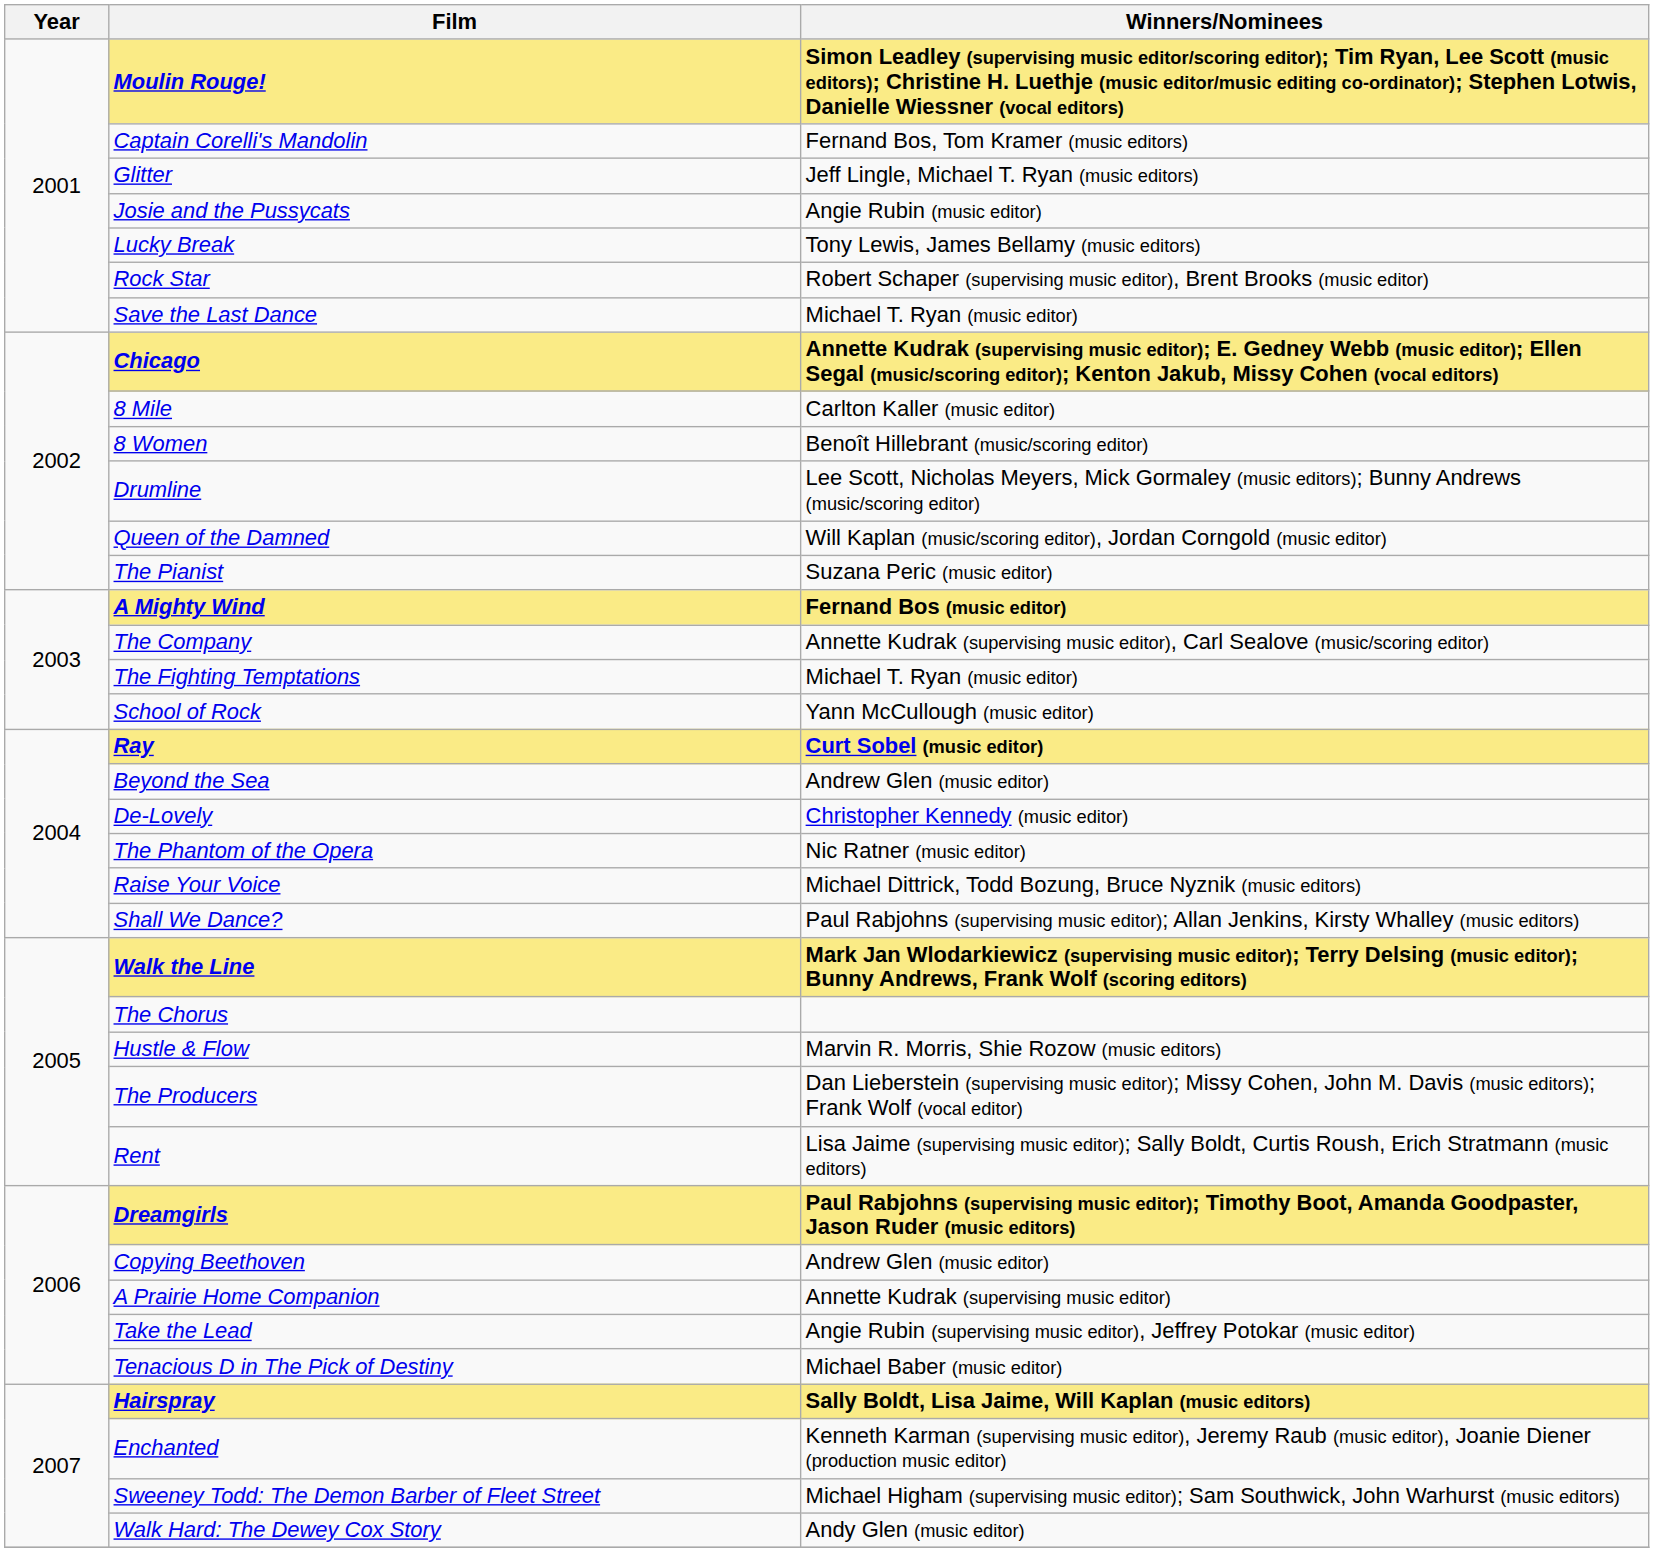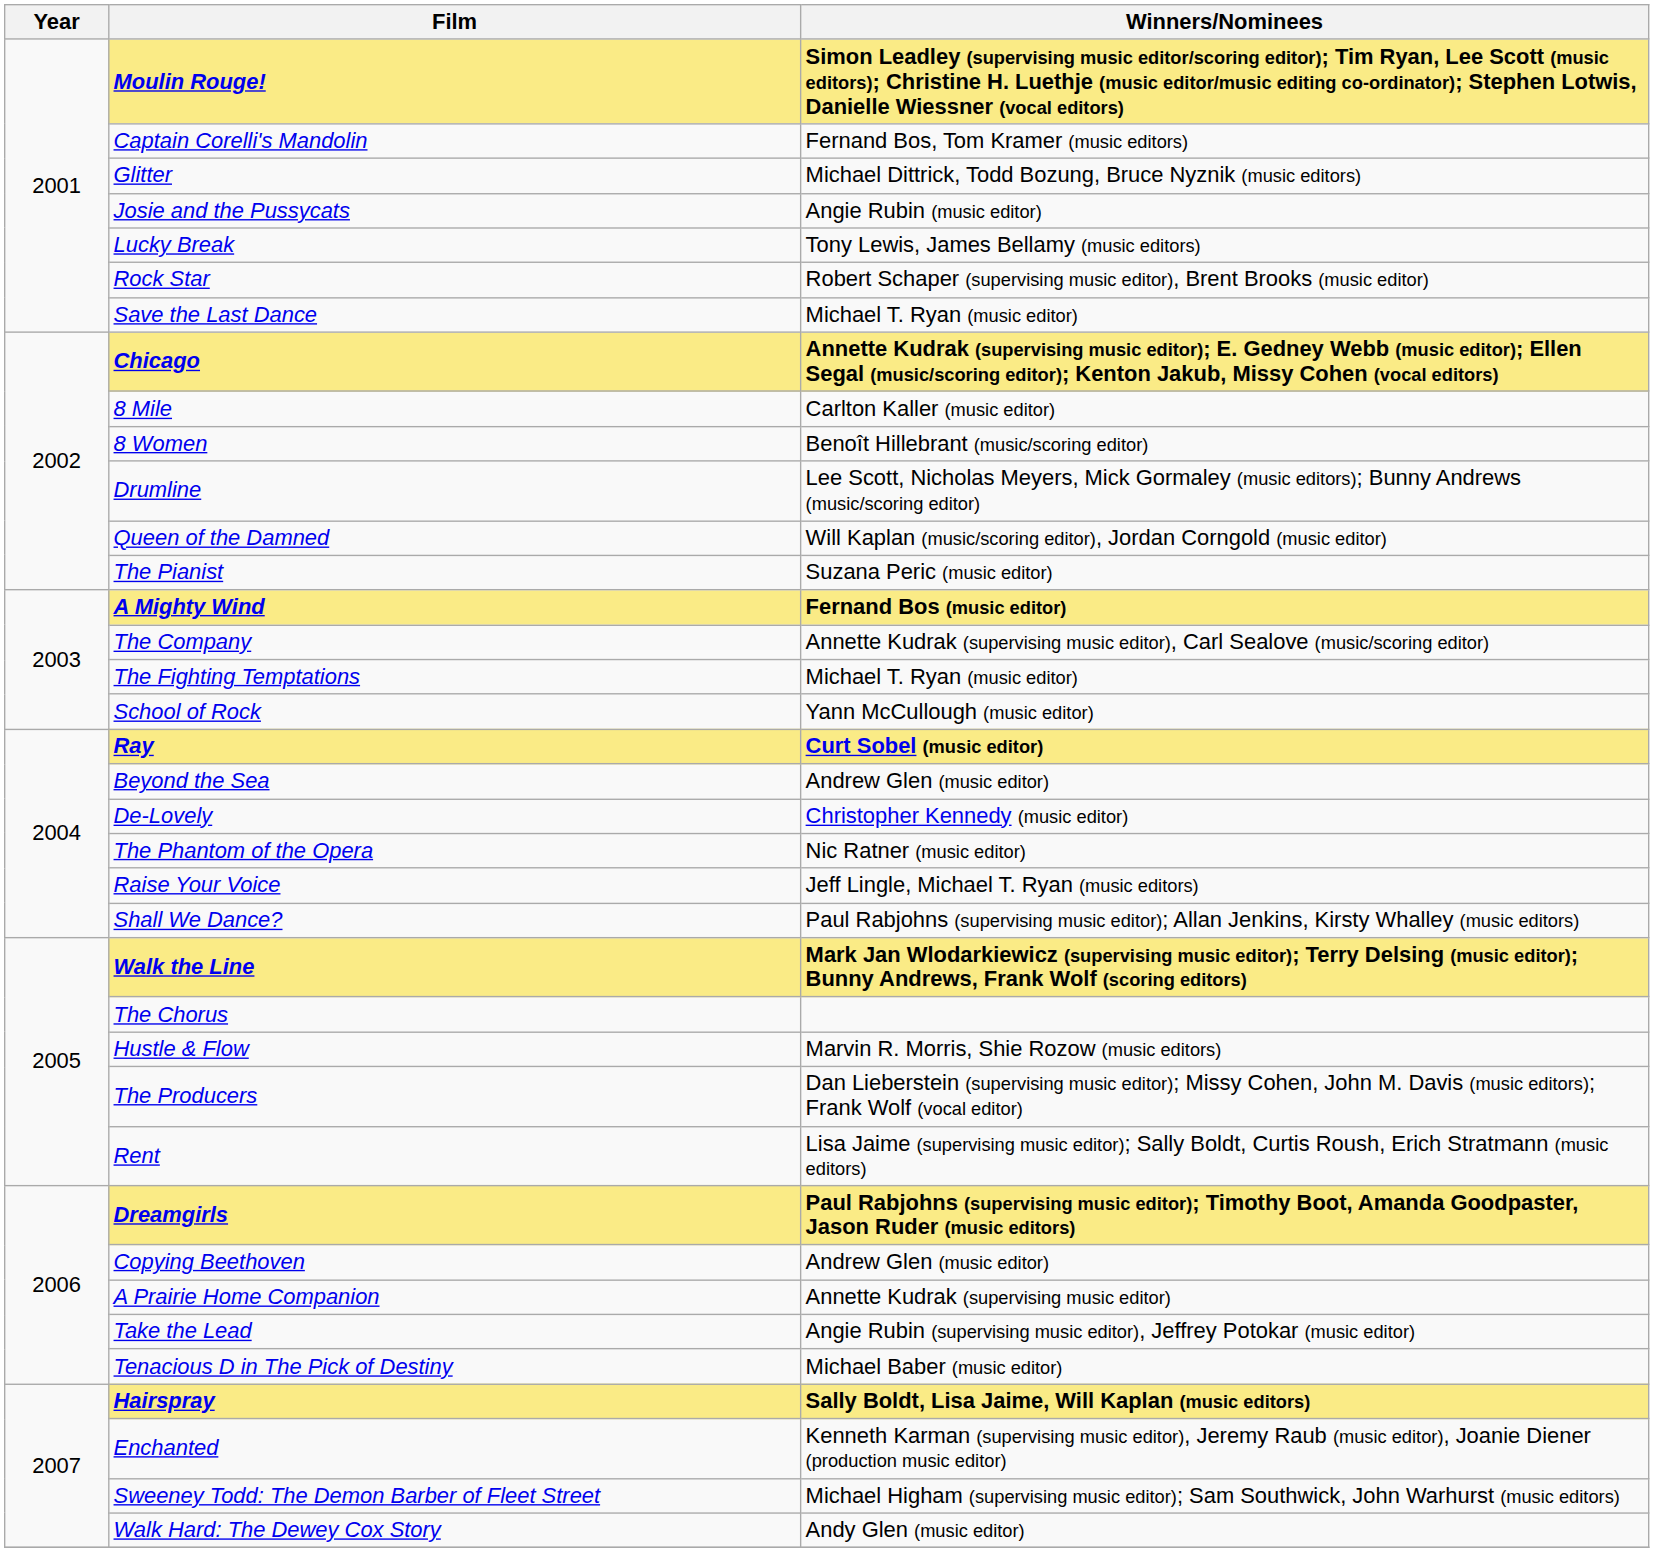(1002, 175) Jeff Lingle, Michael T. Ryan (music editors) -> (1083, 175) Michael Dittrick, Todd Bozung, Bruce Nyznik (music editors)
(1083, 885) Michael Dittrick, Todd Bozung, Bruce Nyznik (music editors) -> (1002, 885) Jeff Lingle, Michael T. Ryan (music editors)
